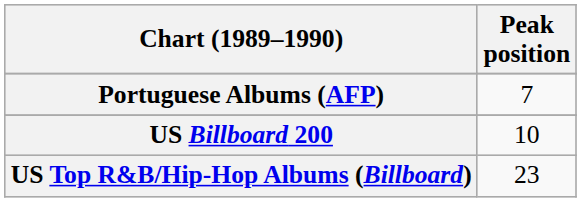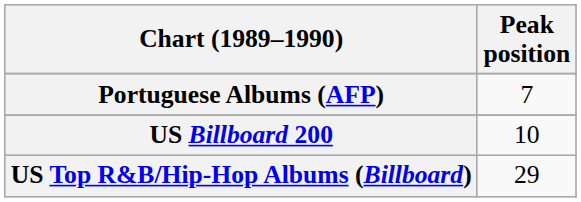(527, 175) 23 -> (527, 175) 29
